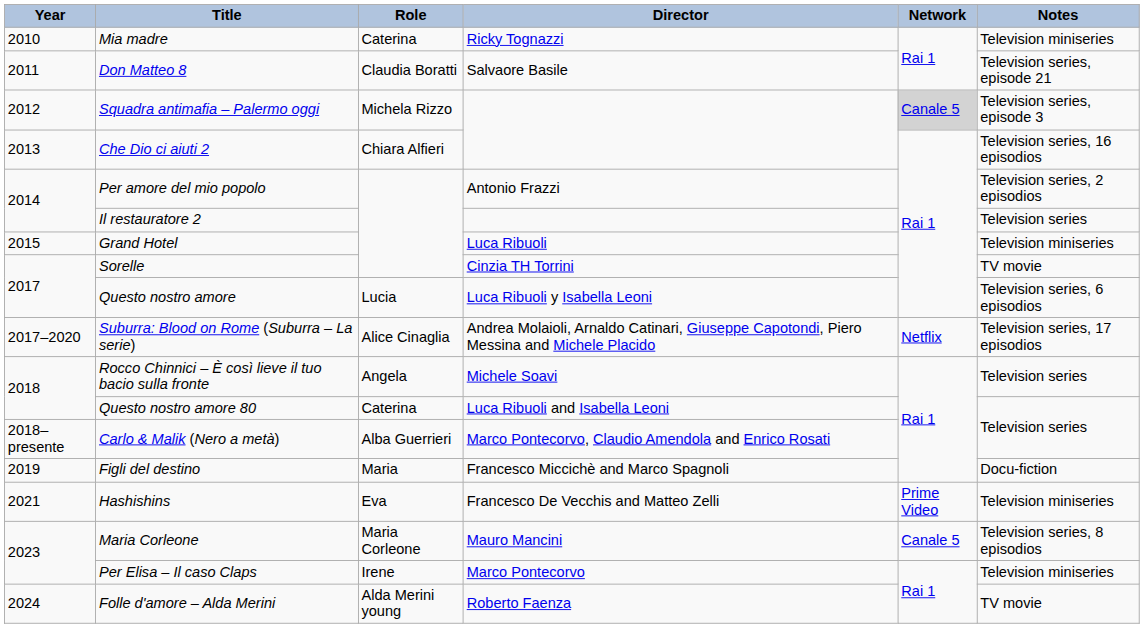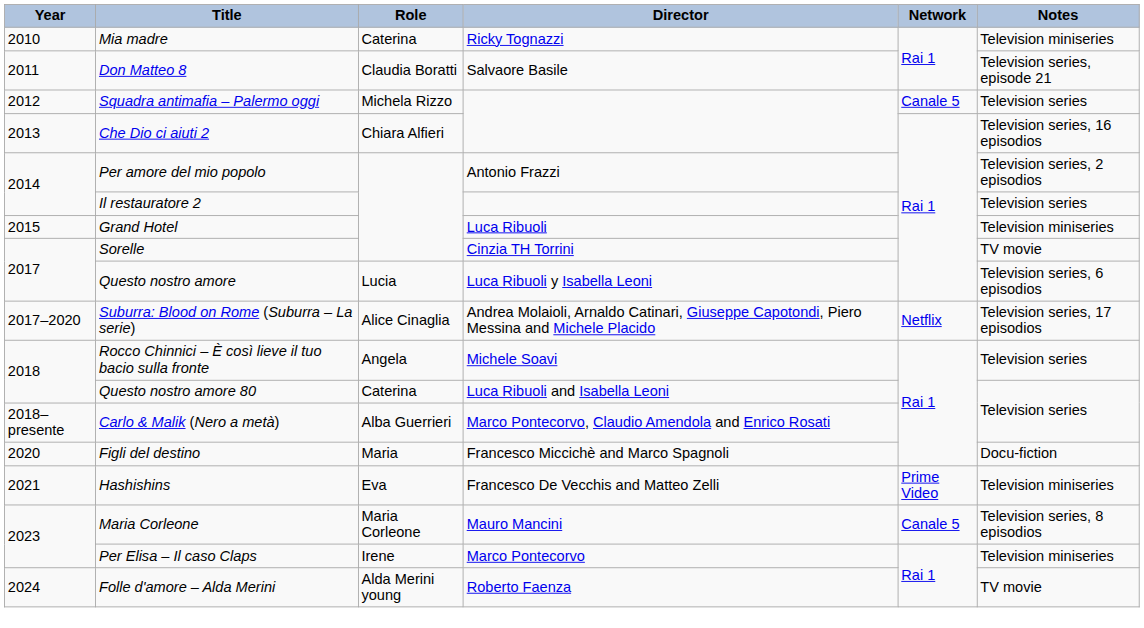(930, 109) lightgrey background -> (930, 101) no background
(1036, 109) Television series, episode 3 -> (1034, 101) Television series
(24, 470) 2019 -> (24, 453) 2020
